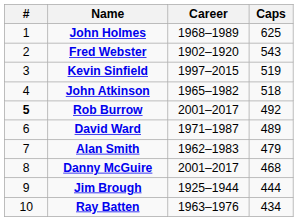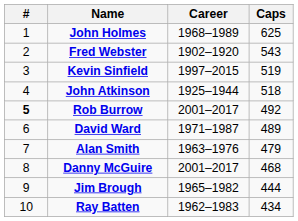(208, 91) 1965–1982 -> (208, 91) 1925–1944
(208, 149) 1962–1983 -> (208, 149) 1963–1976
(208, 187) 1925–1944 -> (208, 187) 1965–1982
(208, 206) 1963–1976 -> (208, 206) 1962–1983
